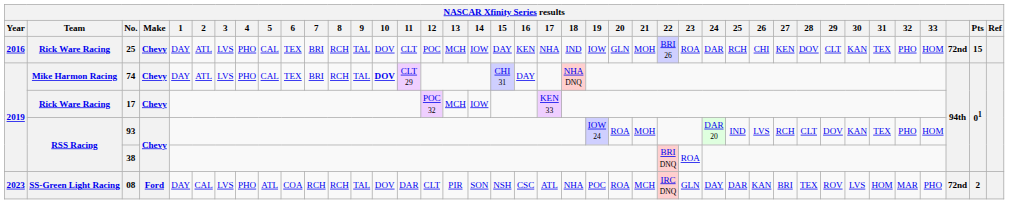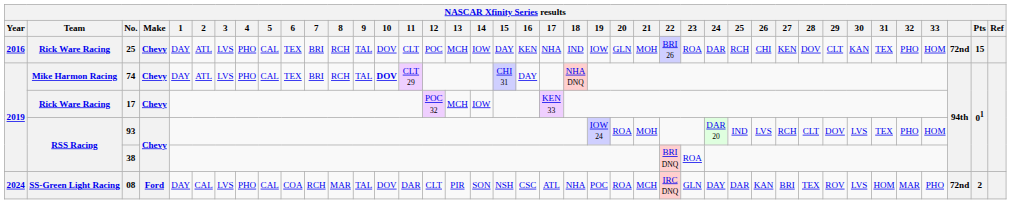(857, 131) KAN -> (859, 131) LVS
(16, 185) 2023 -> (16, 185) 2024
(270, 185) ATL -> (270, 185) CAL
(339, 185) RCH -> (340, 185) MAR
